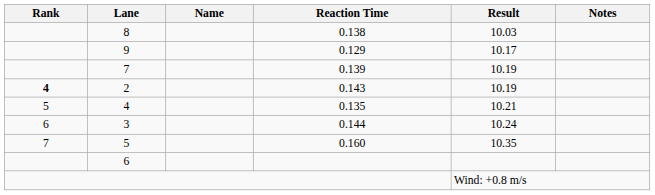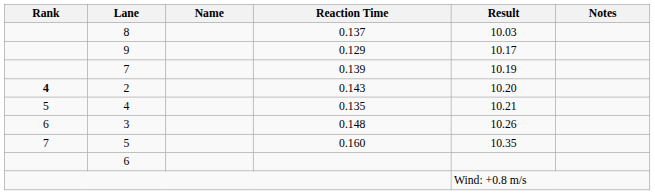(352, 32) 0.138 -> (352, 32) 0.137
(504, 87) 10.19 -> (504, 87) 10.20
(352, 124) 0.144 -> (352, 124) 0.148
(504, 124) 10.24 -> (504, 124) 10.26
